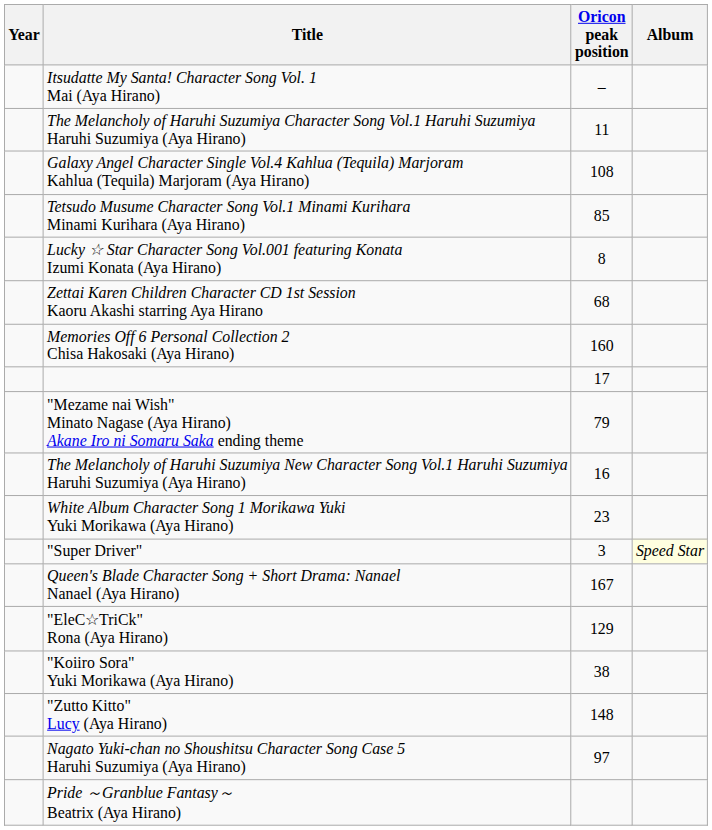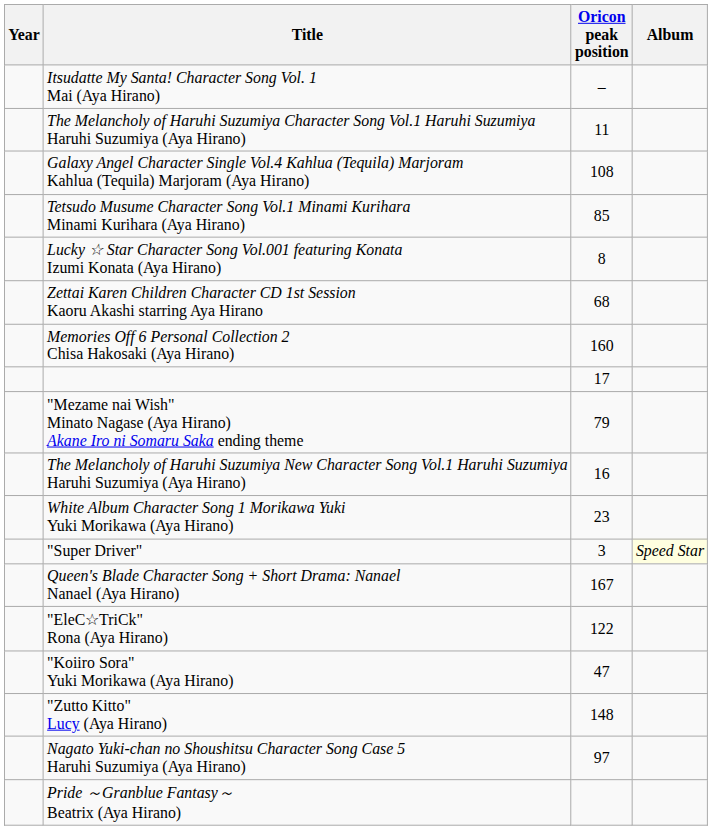(602, 628) 129 -> (602, 628) 122
(602, 672) 38 -> (602, 672) 47
